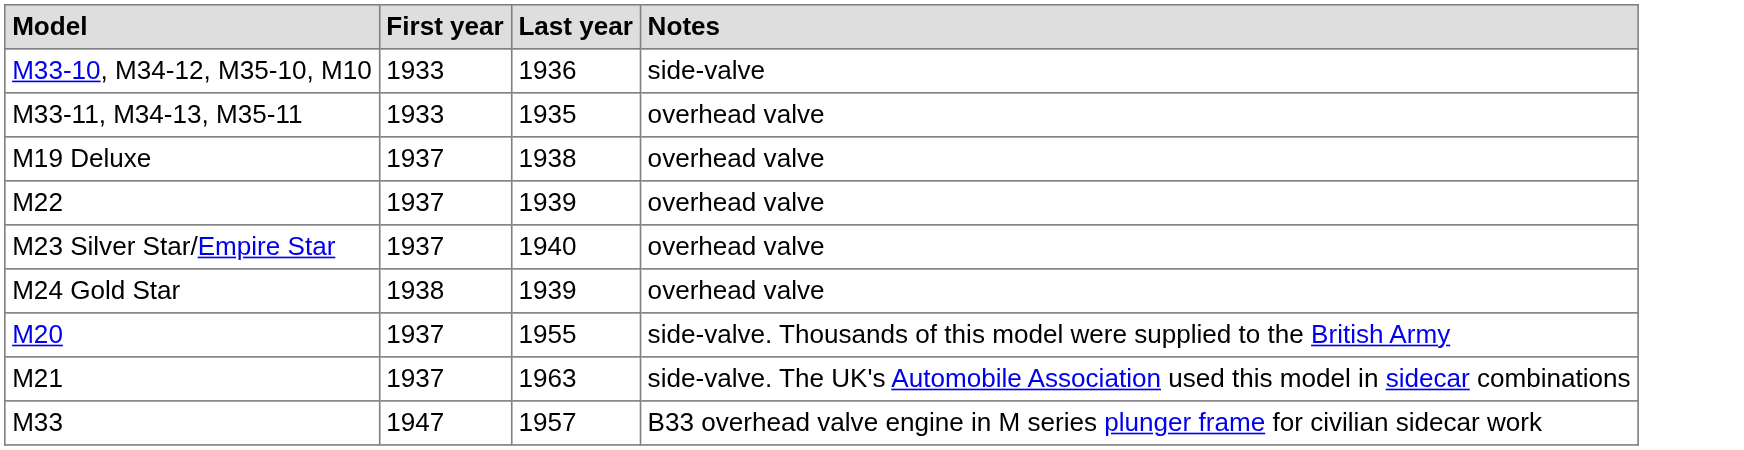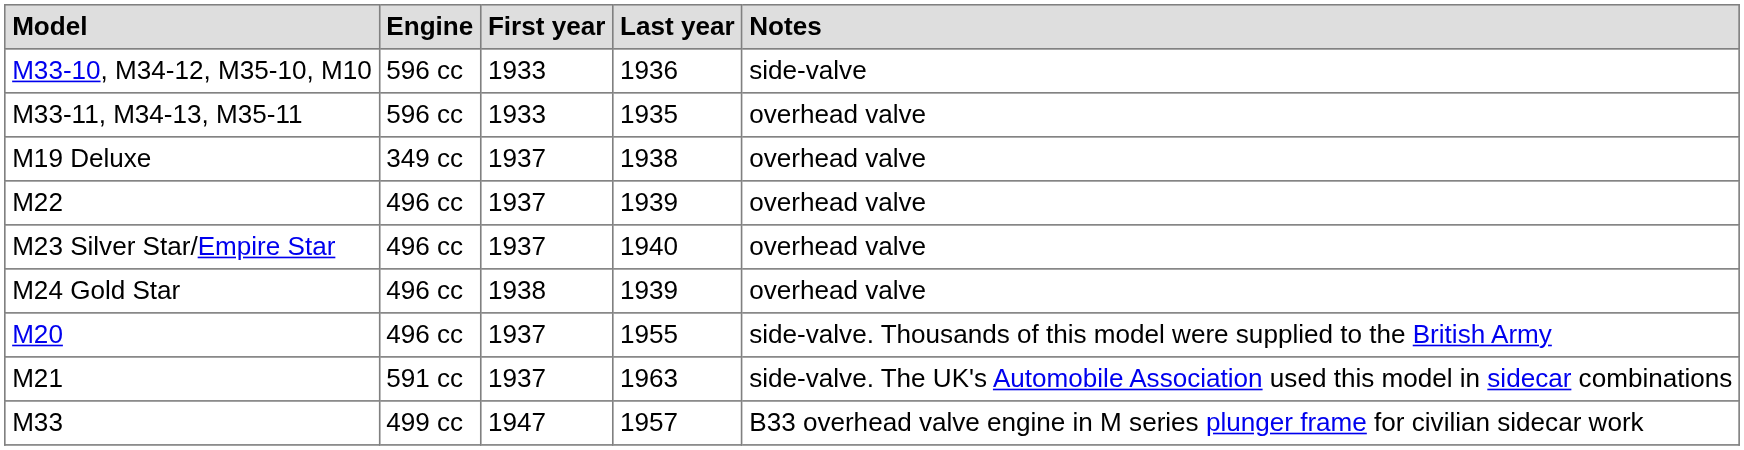+ column: (430, 26)
